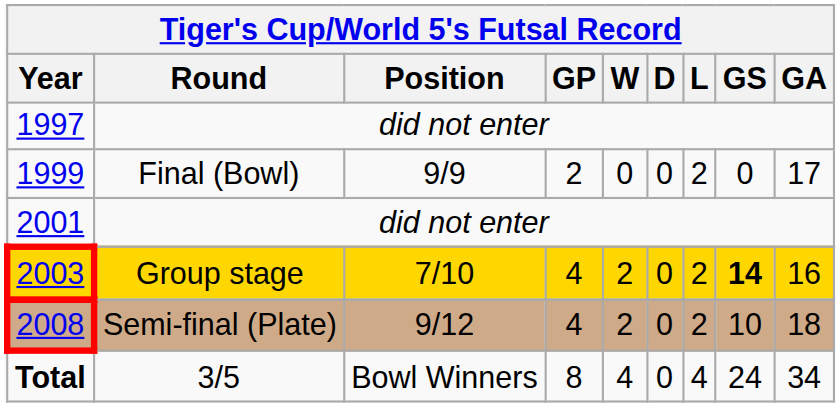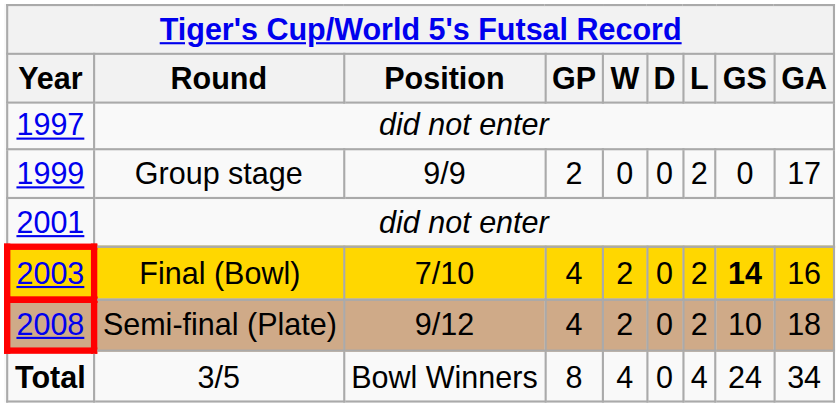(219, 174) Final (Bowl) -> (219, 174) Group stage
(220, 273) Group stage -> (220, 273) Final (Bowl)
